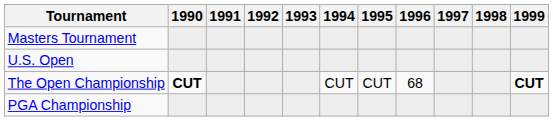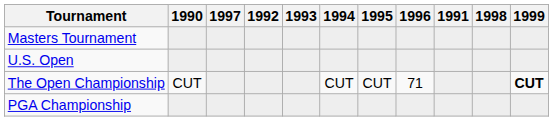columns swapped: (225, 16) <-> (453, 16)
(187, 83) bold -> (187, 83) normal
(415, 83) 68 -> (415, 83) 71
